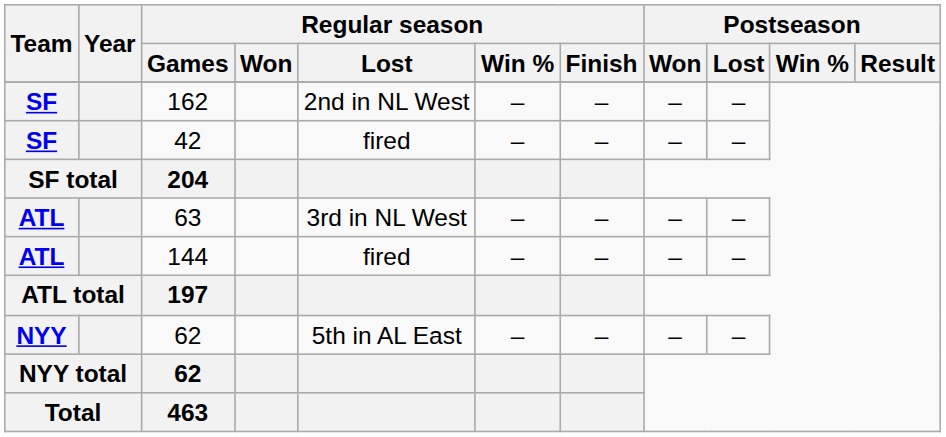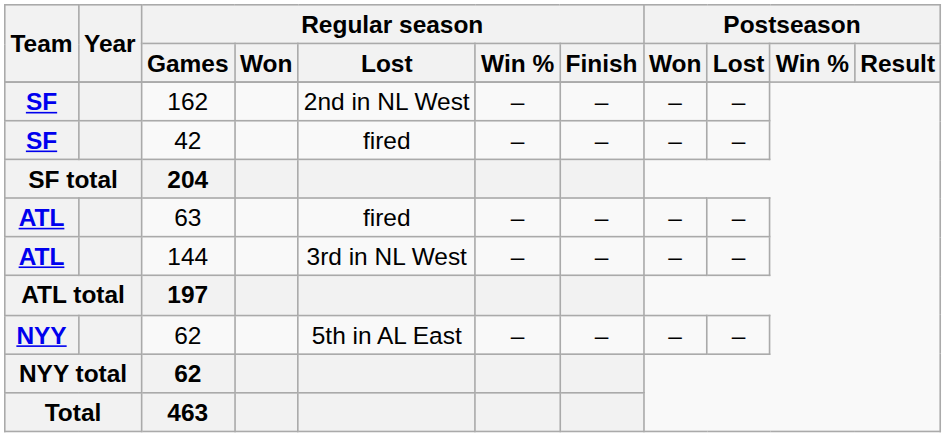(387, 218) 3rd in NL West -> (387, 218) fired
(387, 257) fired -> (387, 257) 3rd in NL West
